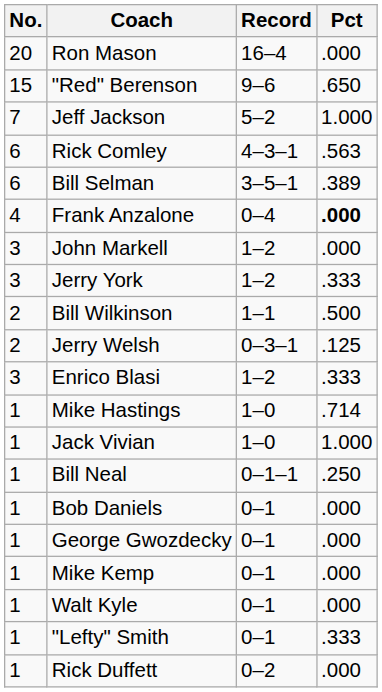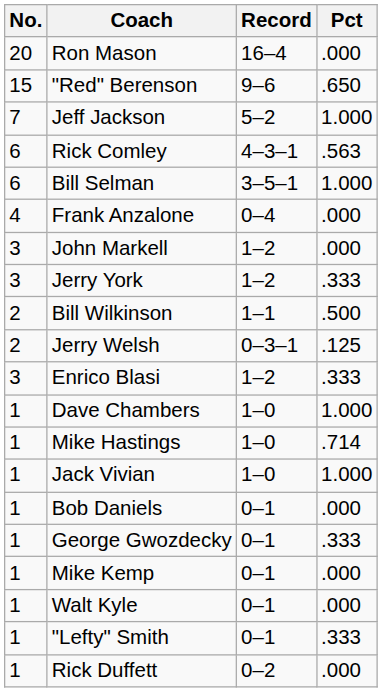(341, 183) .389 -> (347, 183) 1.000
(341, 215) bold -> (341, 215) normal
+ row: (126, 410)
- row: (89, 475)
(341, 540) .000 -> (341, 540) .333
